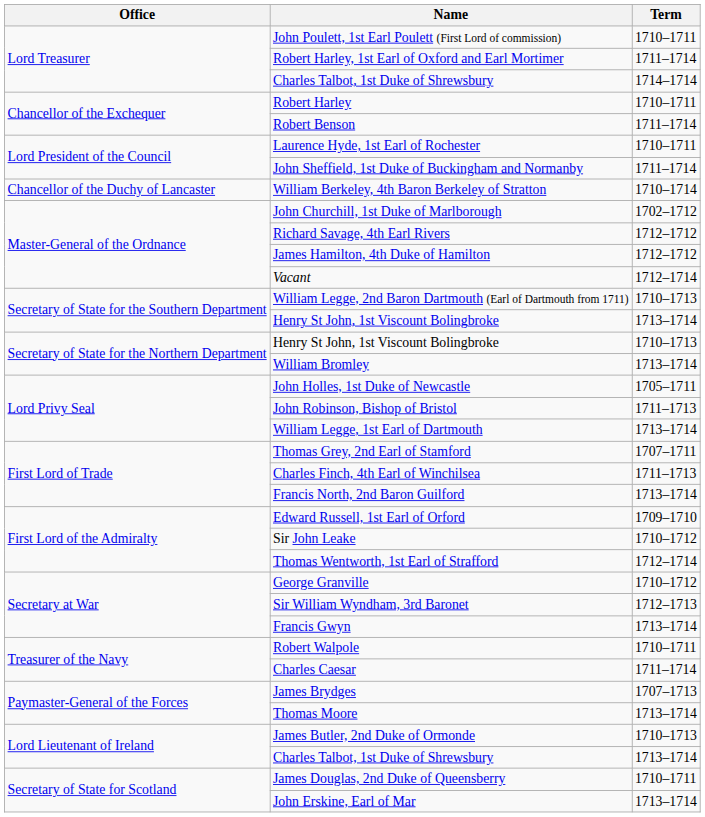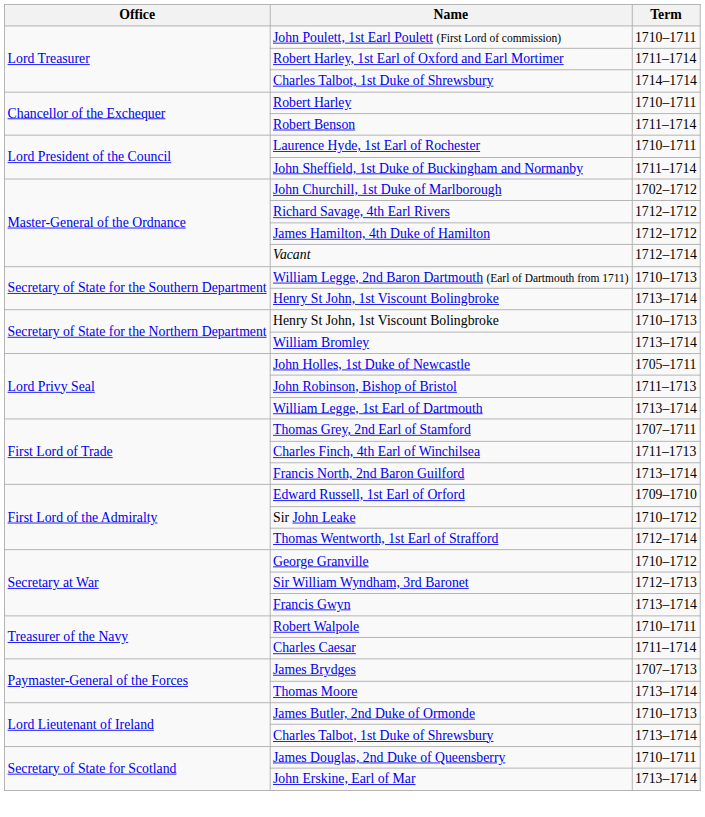- row: (410, 189)
